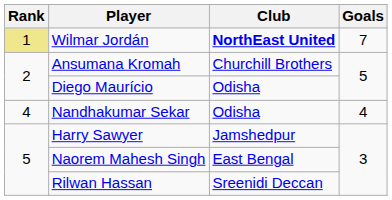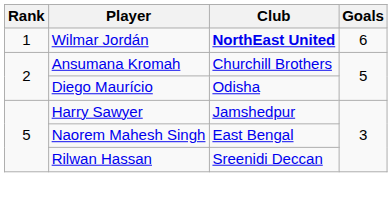(26, 40) khaki background -> (26, 40) no background
(363, 40) 7 -> (363, 40) 6
- row: (121, 111)
